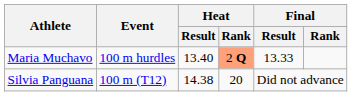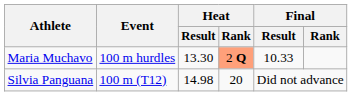(198, 58) 13.40 -> (198, 58) 13.30
(278, 58) 13.33 -> (278, 58) 10.33
(198, 80) 14.38 -> (198, 80) 14.98
